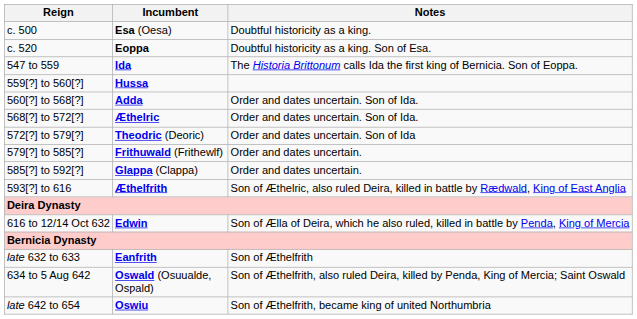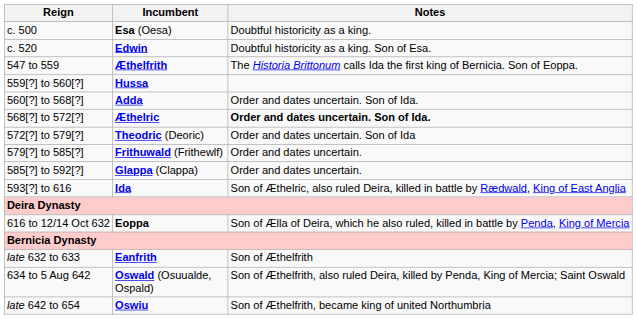(132, 48) Eoppa -> (131, 48) Edwin
(123, 65) Ida -> (141, 65) Æthelfrith
(324, 118) normal -> (331, 118) bold
(141, 188) Æthelfrith -> (123, 188) Ida
(131, 223) Edwin -> (132, 223) Eoppa
